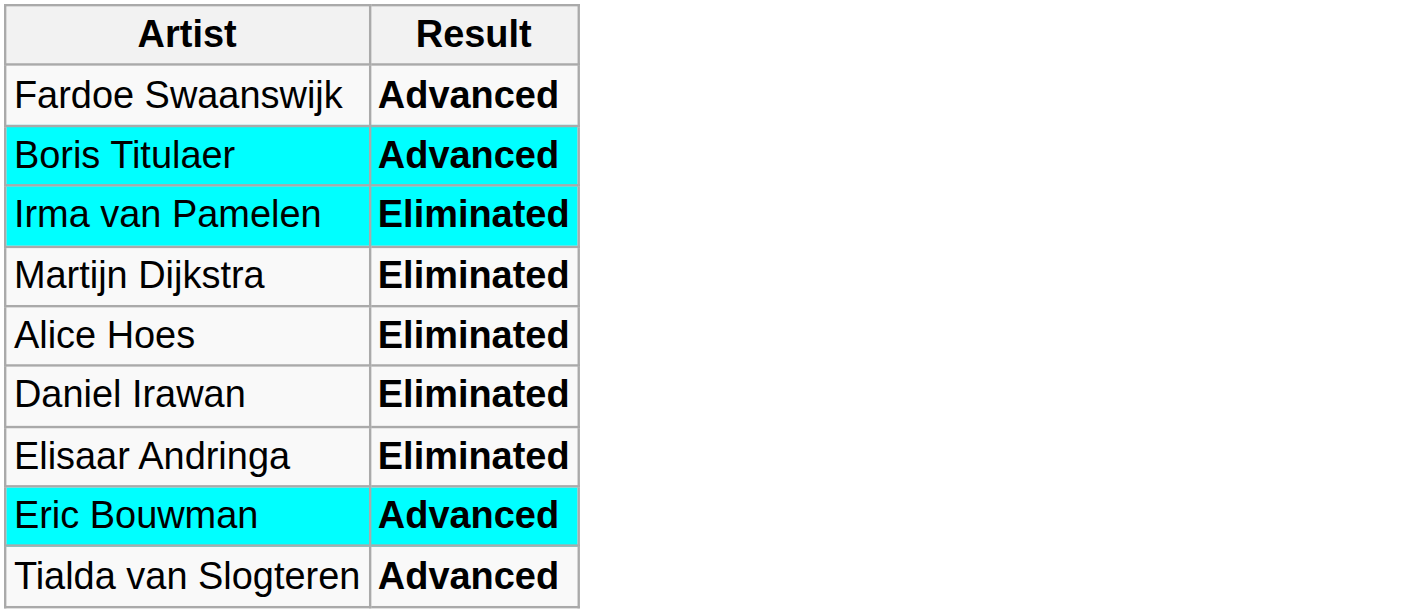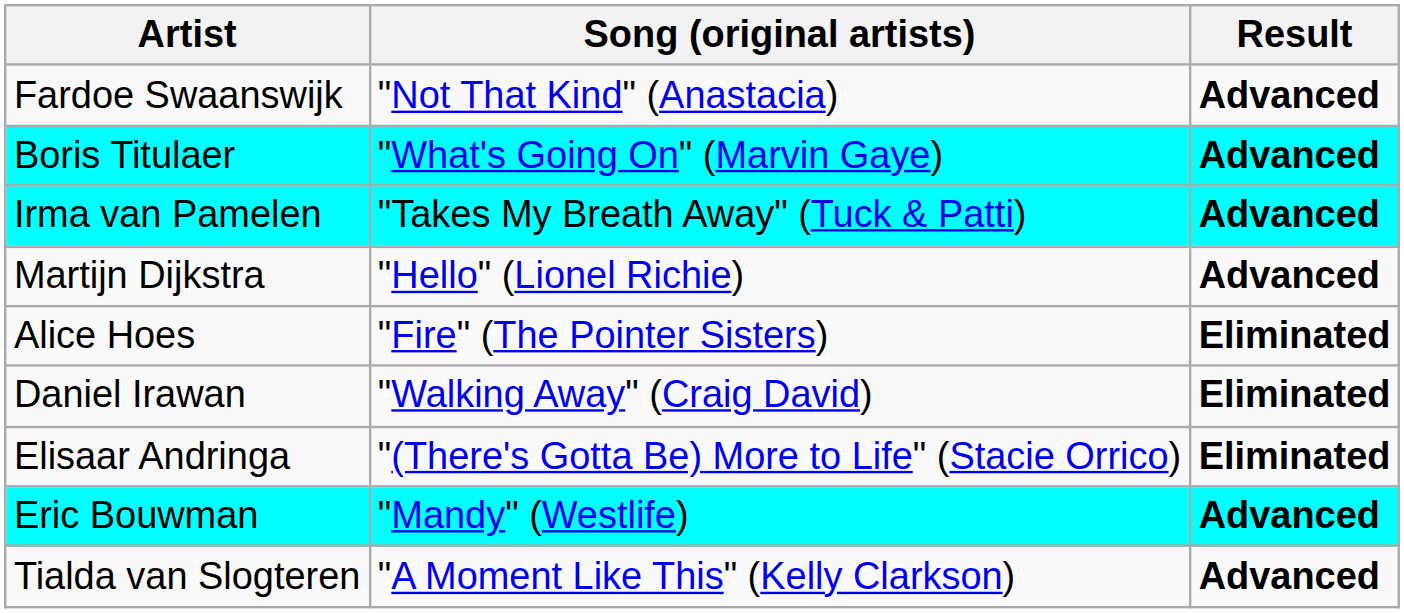+ column: (780, 34)
(474, 214) Eliminated -> (1289, 214) Advanced
(474, 275) Eliminated -> (1289, 275) Advanced
